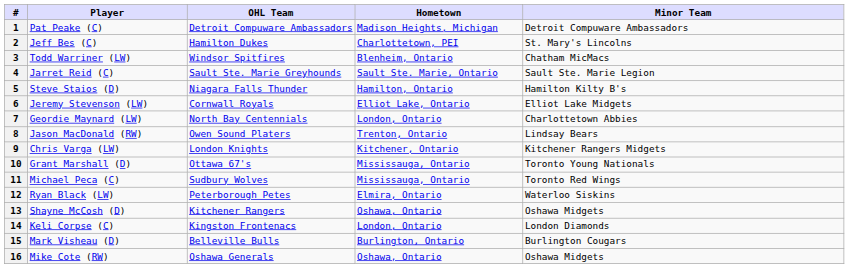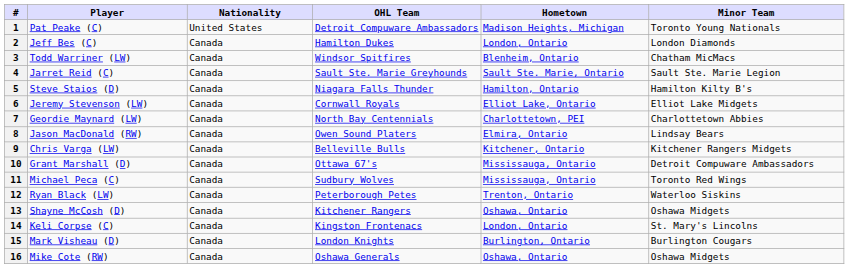+ column: (250, 12)
(607, 27) Detroit Compuware Ambassadors -> (716, 27) Toronto Young Nationals
(408, 42) Charlottetown, PEI -> (525, 42) London, Ontario
(578, 42) St. Mary's Lincolns -> (693, 42) London Diamonds
(399, 119) London, Ontario -> (534, 119) Charlottetown, PEI
(402, 134) Trenton, Ontario -> (525, 134) Elmira, Ontario
(229, 149) London Knights -> (360, 149) Belleville Bulls
(590, 165) Toronto Young Nationals -> (733, 165) Detroit Compuware Ambassadors
(399, 195) Elmira, Ontario -> (528, 195) Trenton, Ontario
(567, 226) London Diamonds -> (704, 226) St. Mary's Lincolns
(234, 241) Belleville Bulls -> (354, 241) London Knights
